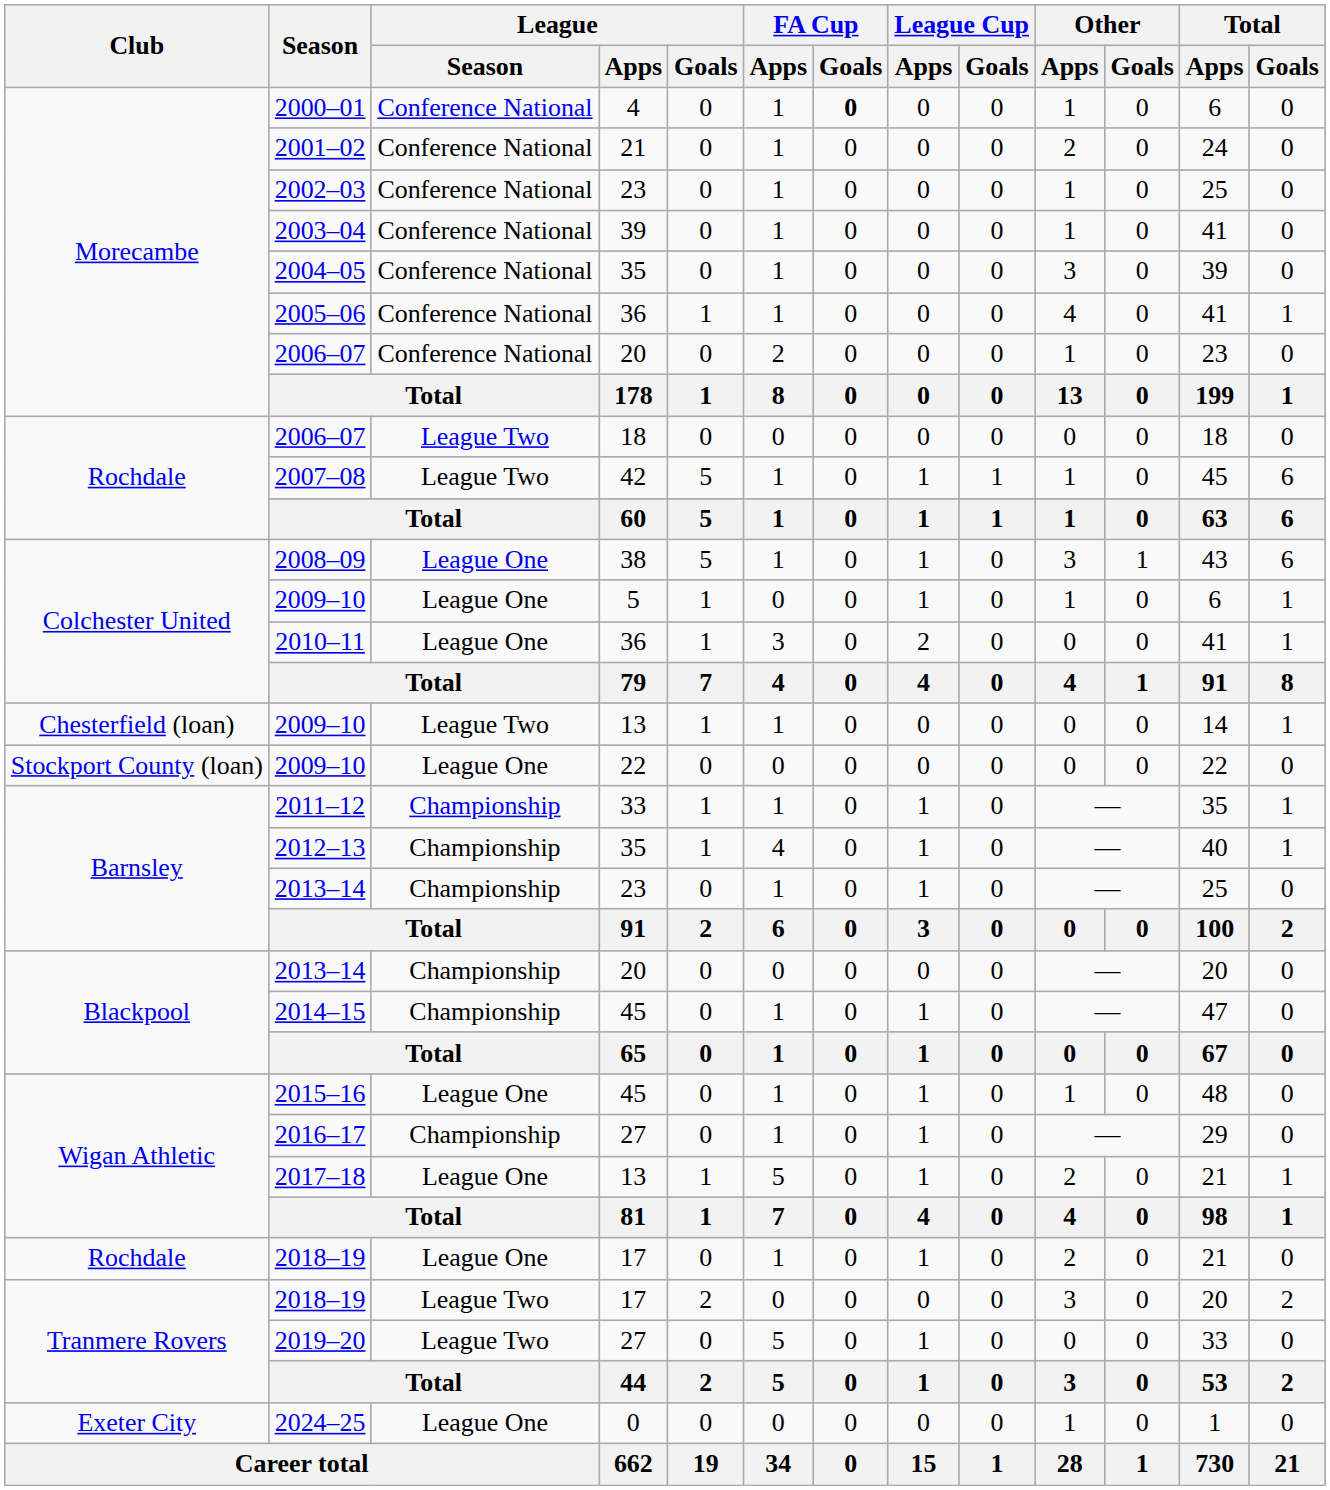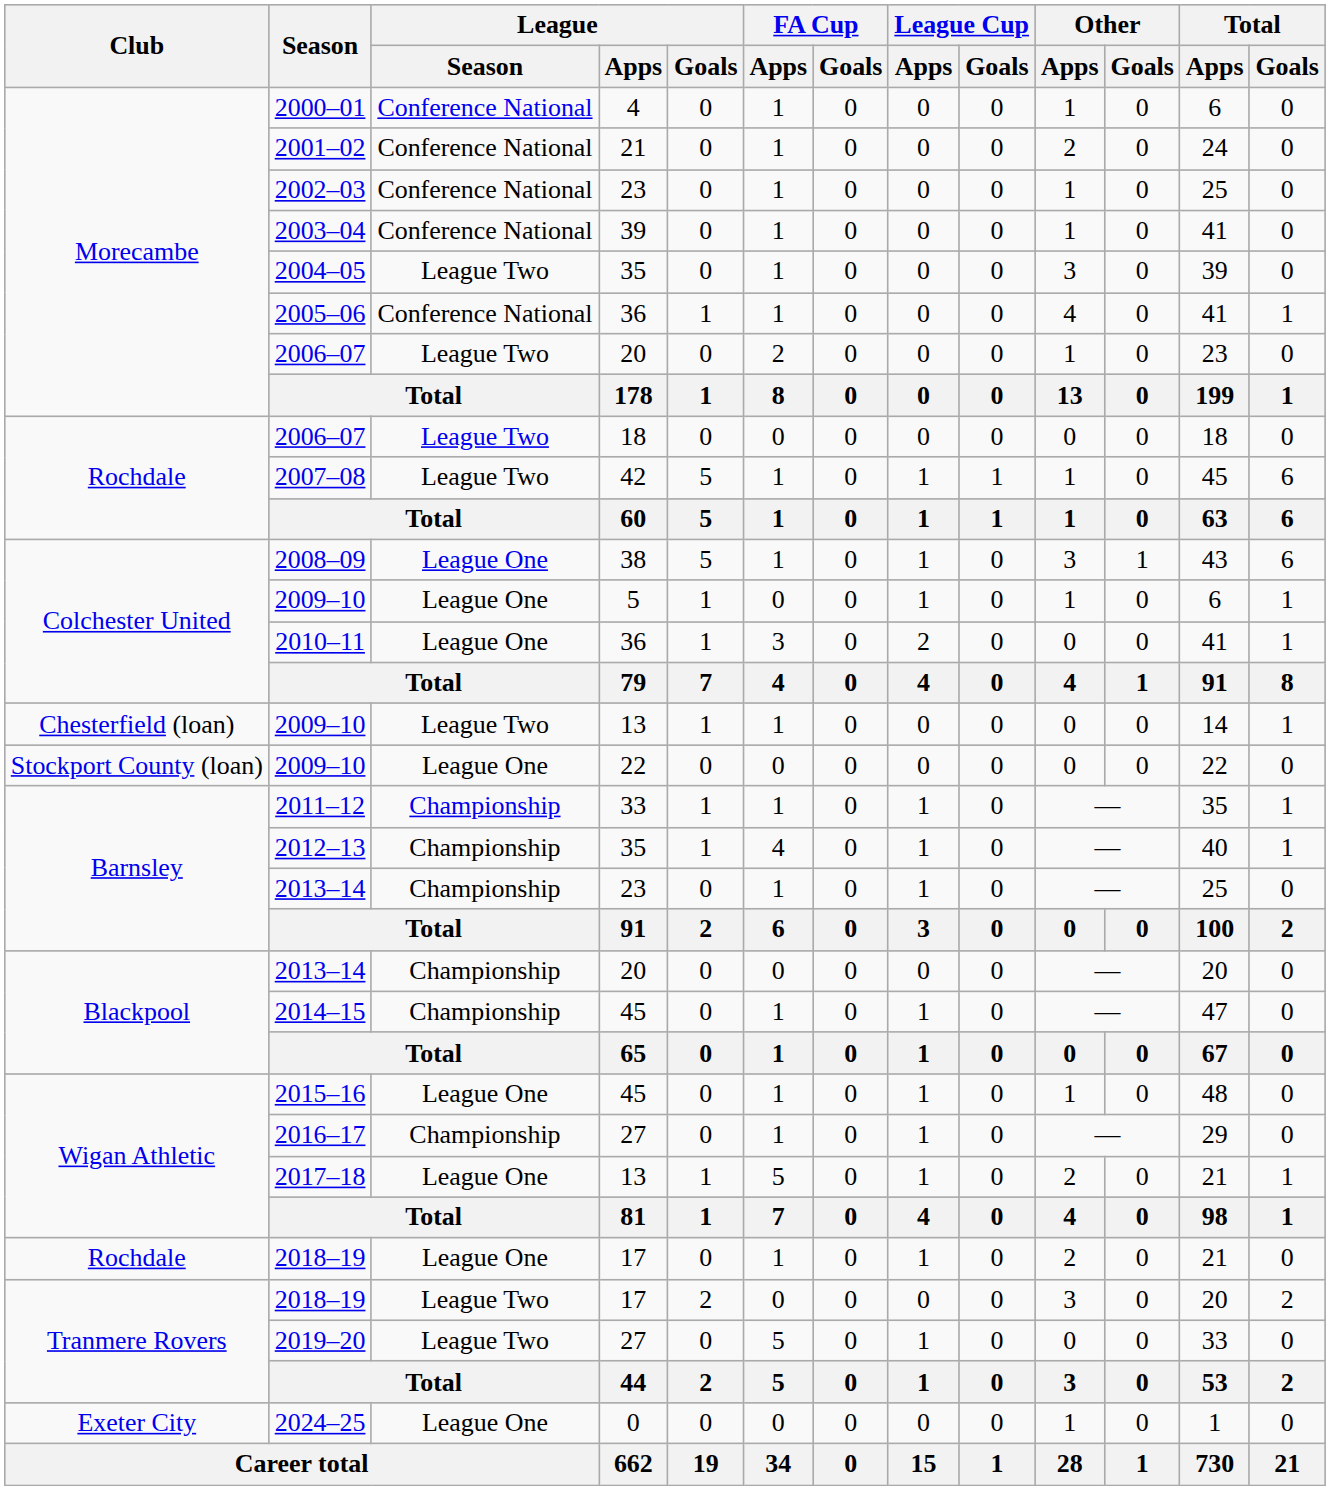(851, 107) bold -> (851, 107) normal
(485, 271) Conference National -> (485, 271) League Two
(485, 353) Conference National -> (485, 353) League Two
